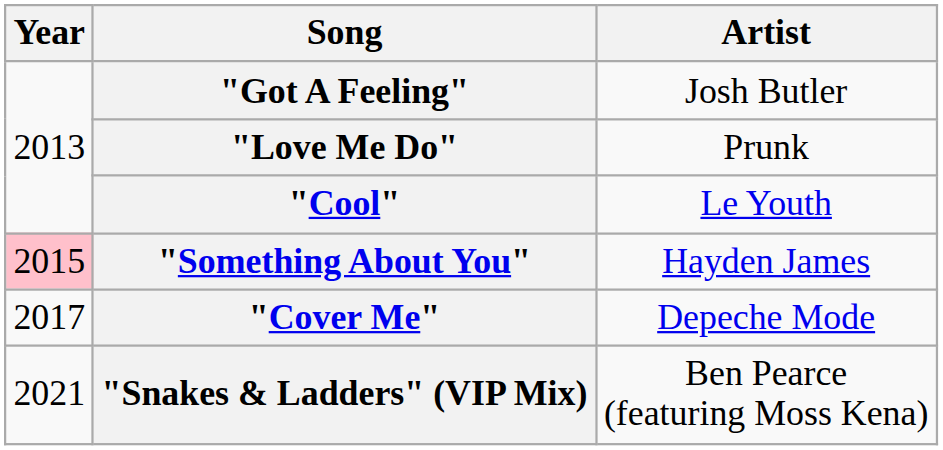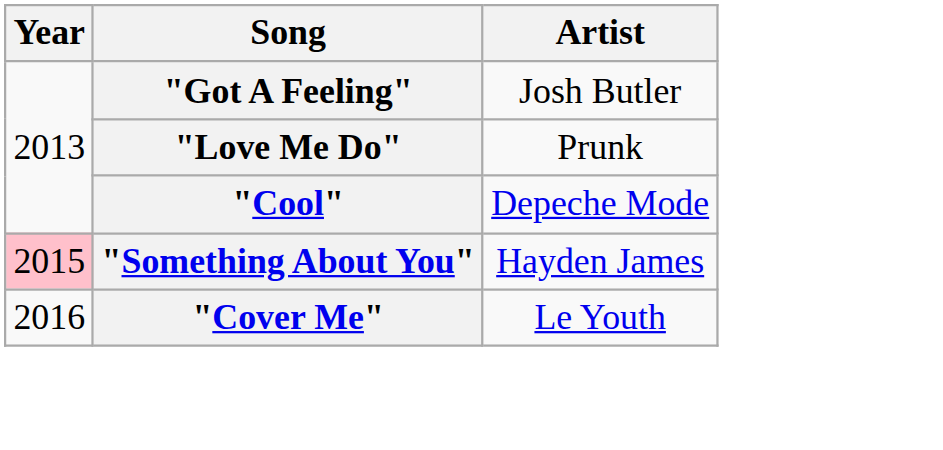(766, 203) Le Youth -> (600, 203) Depeche Mode
(49, 317) 2017 -> (49, 317) 2016
(766, 317) Depeche Mode -> (600, 317) Le Youth
- row: (344, 394)
